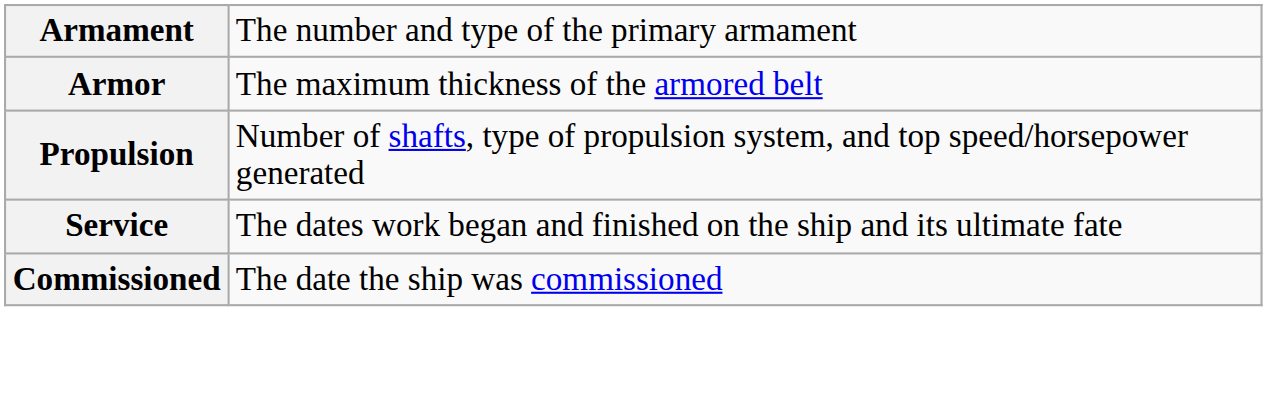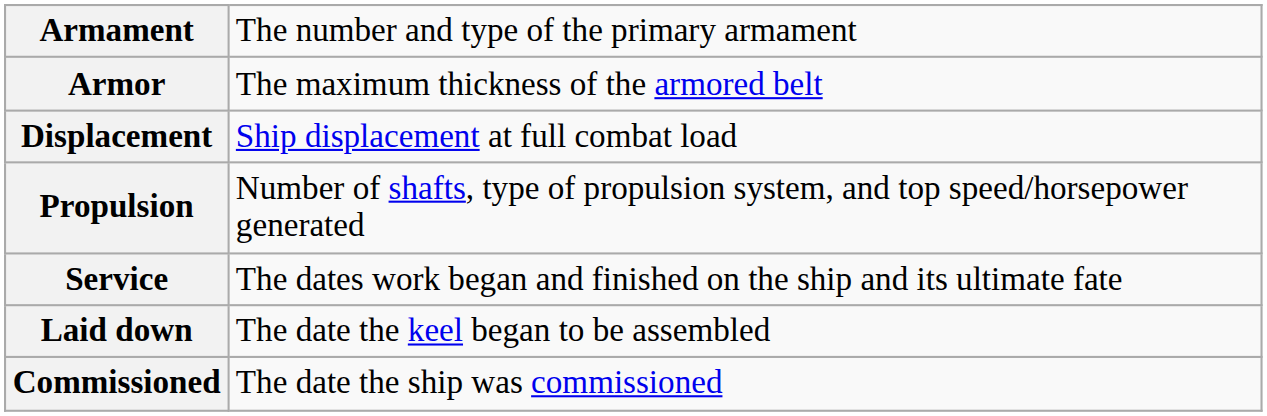+ row: (117, 135)
+ row: (117, 330)
